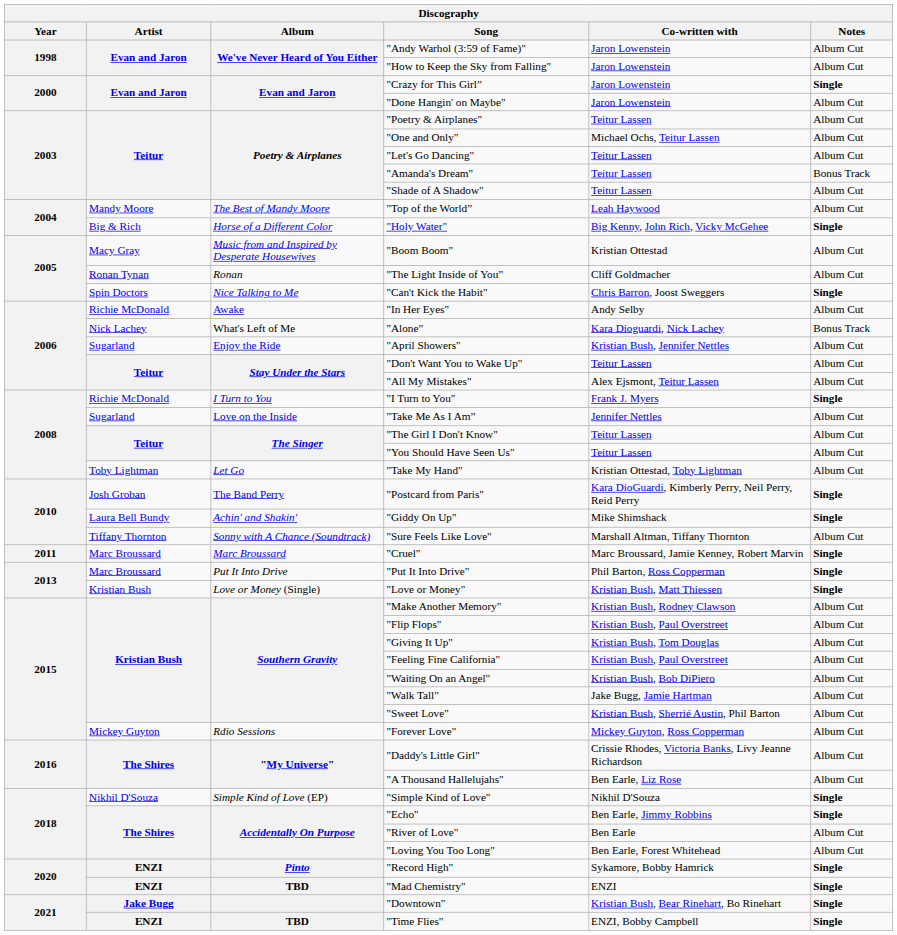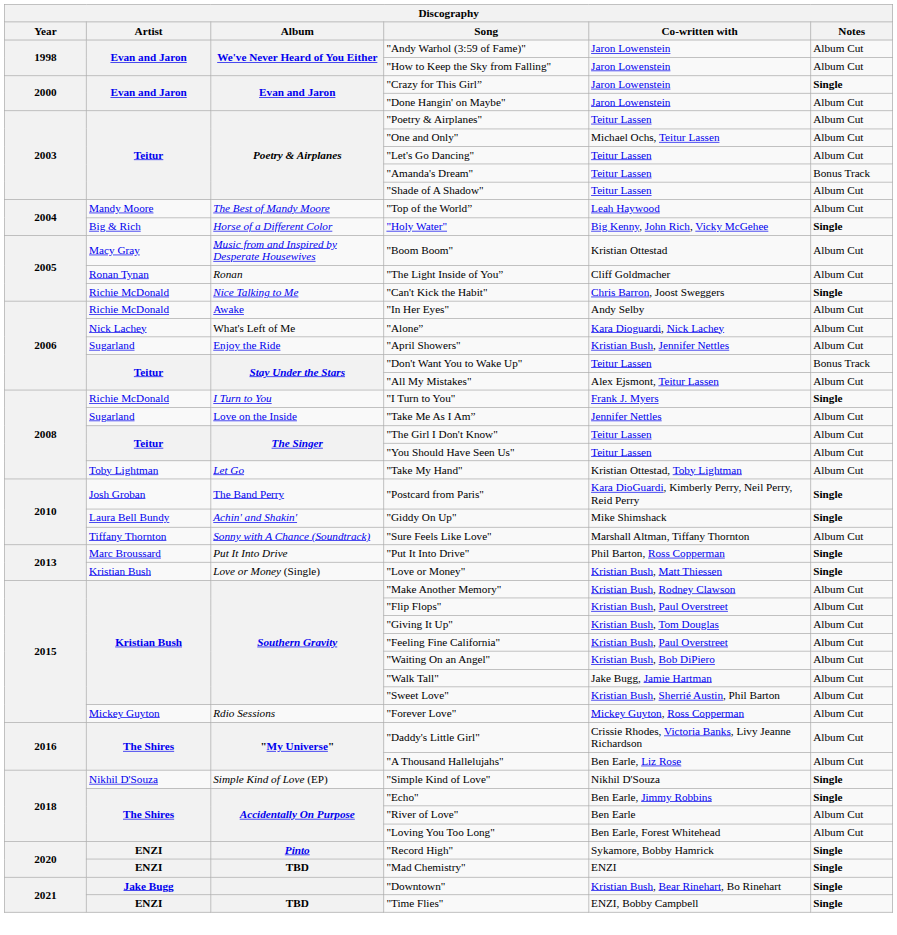(118, 292) Spin Doctors -> (129, 292) Richie McDonald
(842, 327) Bonus Track -> (838, 327) Album Cut
(838, 363) Album Cut -> (842, 363) Bonus Track
- row: (403, 553)
